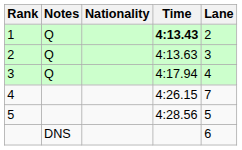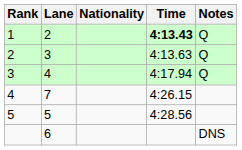columns swapped: (219, 14) <-> (62, 14)
